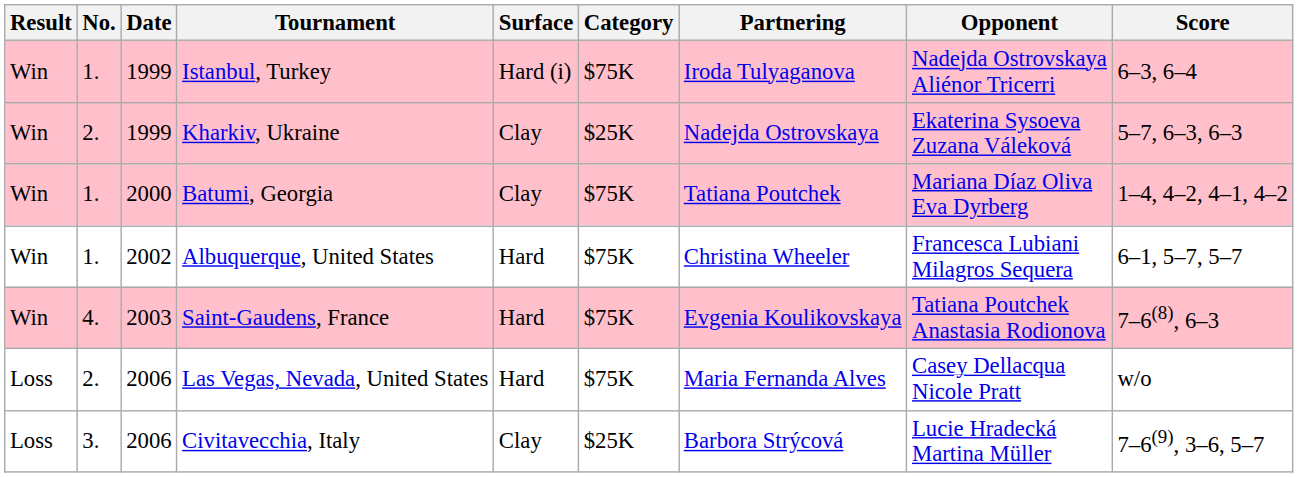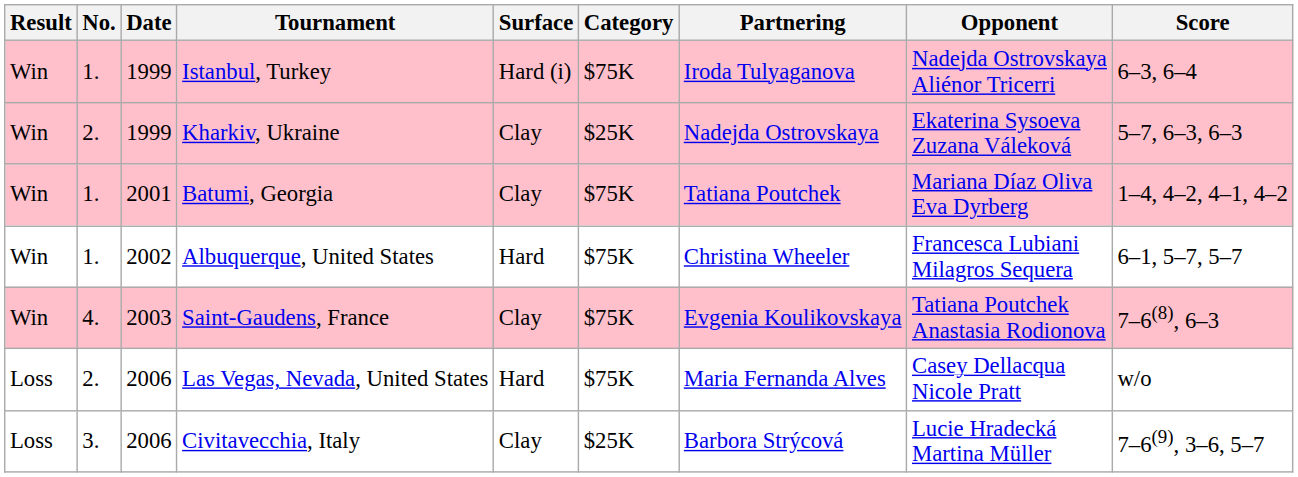(149, 194) 2000 -> (149, 194) 2001
(522, 317) Hard -> (520, 317) Clay
